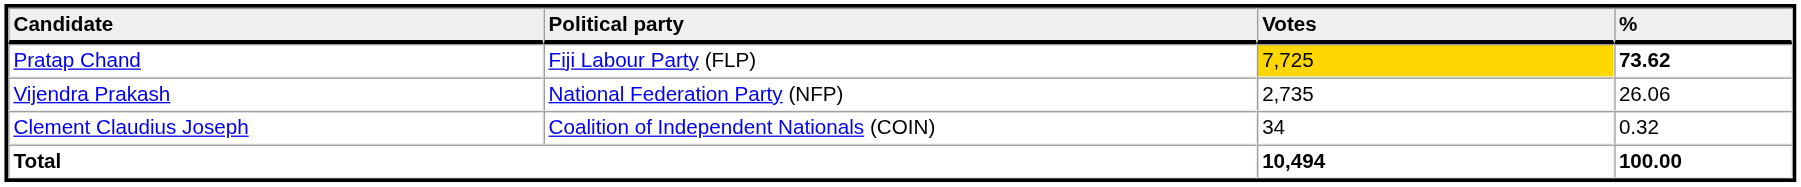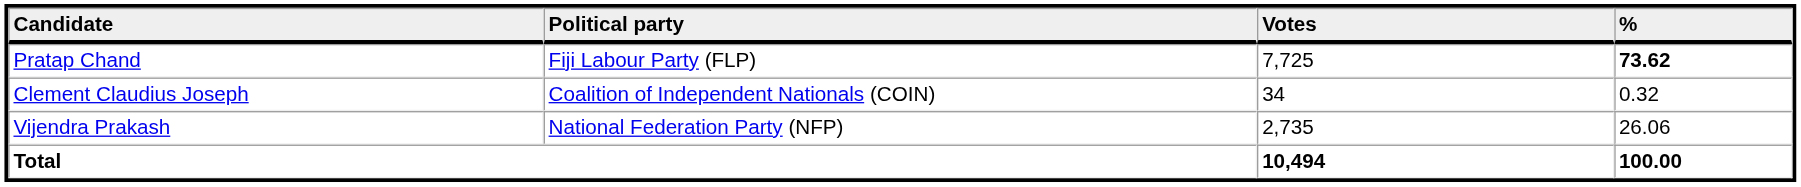(1288, 60) gold background -> (1288, 60) no background
rows swapped: (92, 94) <-> (131, 127)
